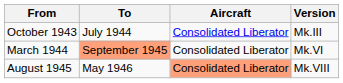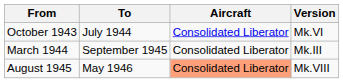(308, 31) Mk.III -> (309, 31) Mk.VI
(125, 50) lightsalmon background -> (125, 50) no background
(309, 50) Mk.VI -> (308, 50) Mk.III
